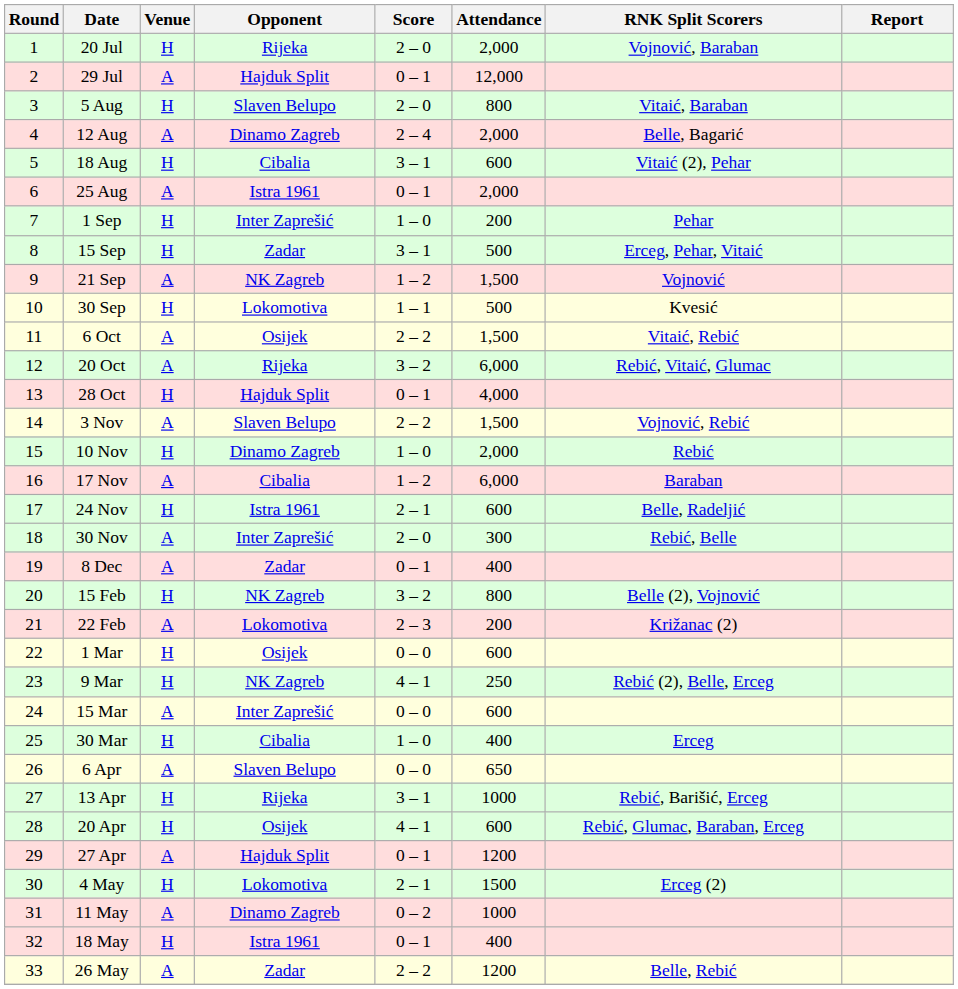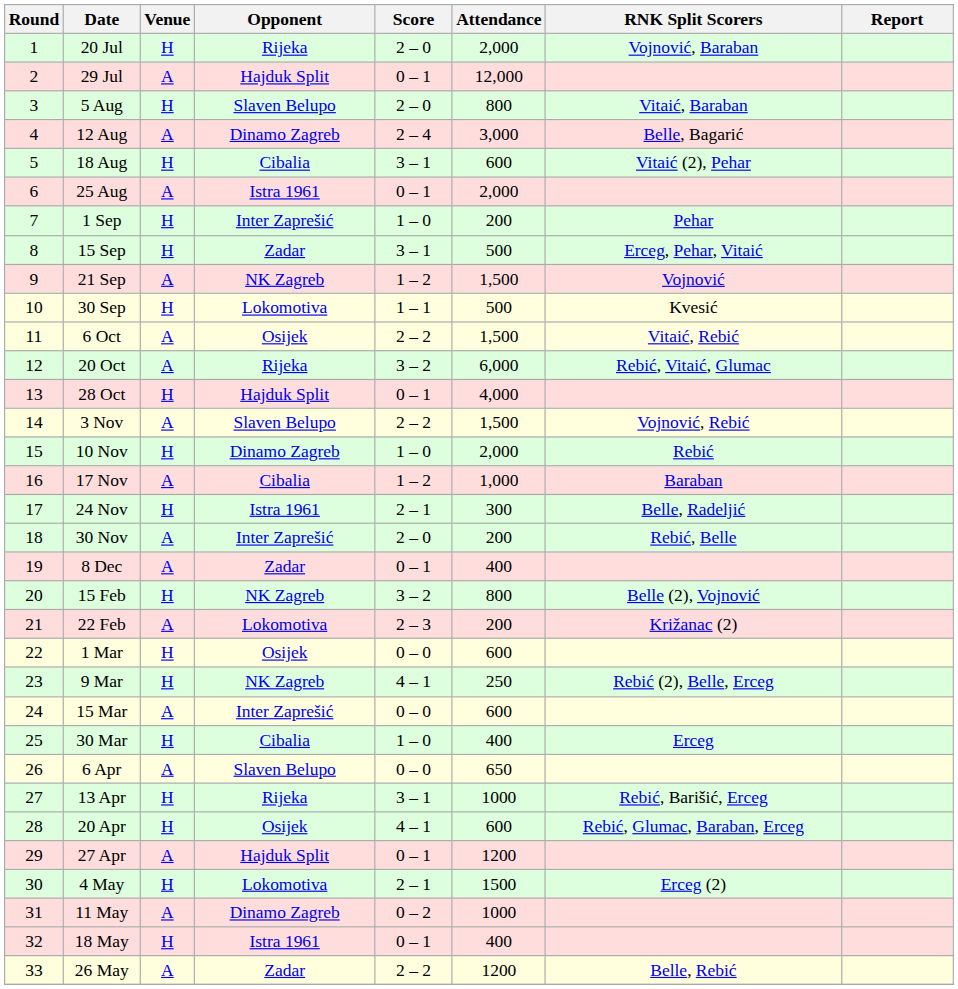(499, 134) 2,000 -> (499, 134) 3,000
(499, 480) 6,000 -> (499, 480) 1,000
(499, 509) 600 -> (499, 509) 300
(499, 537) 300 -> (499, 537) 200
